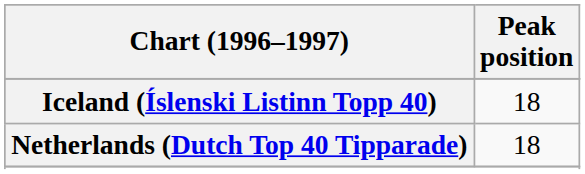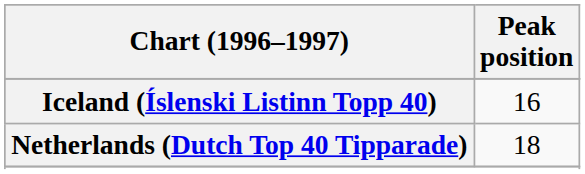(527, 100) 18 -> (527, 100) 16
